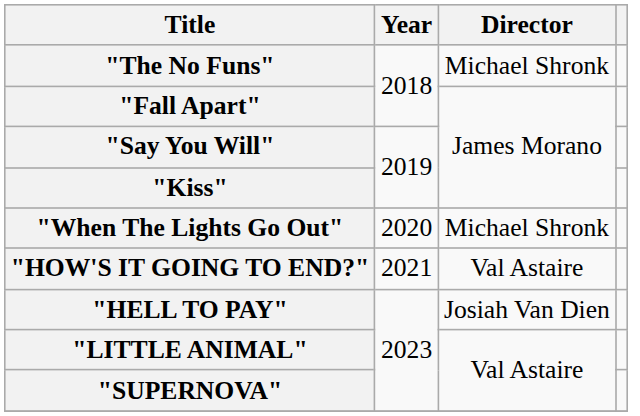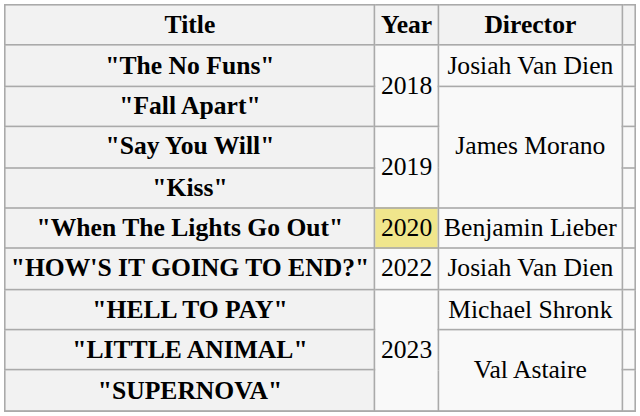(527, 65) Michael Shronk -> (530, 65) Josiah Van Dien
(407, 227) no background -> (407, 227) khaki background
(527, 227) Michael Shronk -> (530, 227) Benjamin Lieber
(407, 268) 2021 -> (407, 268) 2022
(527, 268) Val Astaire -> (530, 268) Josiah Van Dien
(527, 308) Josiah Van Dien -> (530, 308) Michael Shronk
